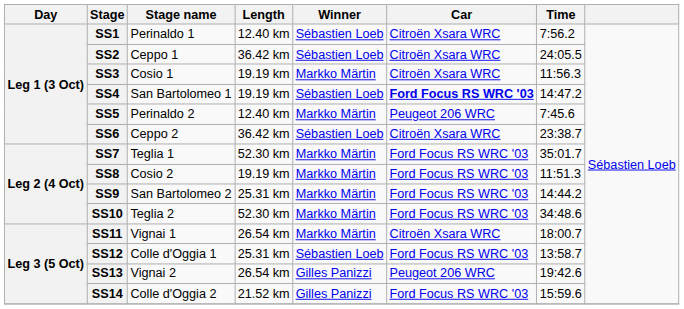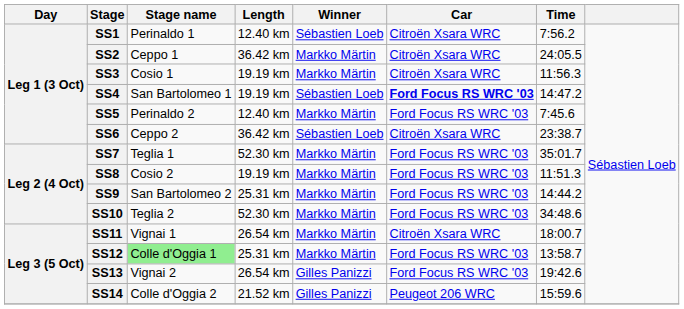(340, 54) Sébastien Loeb -> (336, 54) Markko Märtin
(442, 114) Peugeot 206 WRC -> (459, 114) Ford Focus RS WRC '03
(173, 253) no background -> (173, 253) lightgreen background
(340, 253) Sébastien Loeb -> (336, 253) Markko Märtin
(442, 273) Peugeot 206 WRC -> (459, 273) Ford Focus RS WRC '03
(459, 293) Ford Focus RS WRC '03 -> (442, 293) Peugeot 206 WRC
